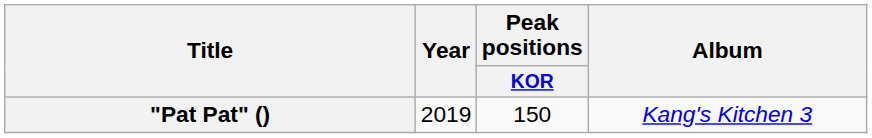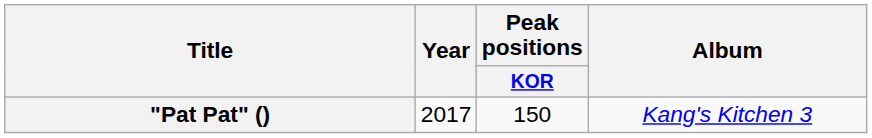(446, 114) 2019 -> (446, 114) 2017
